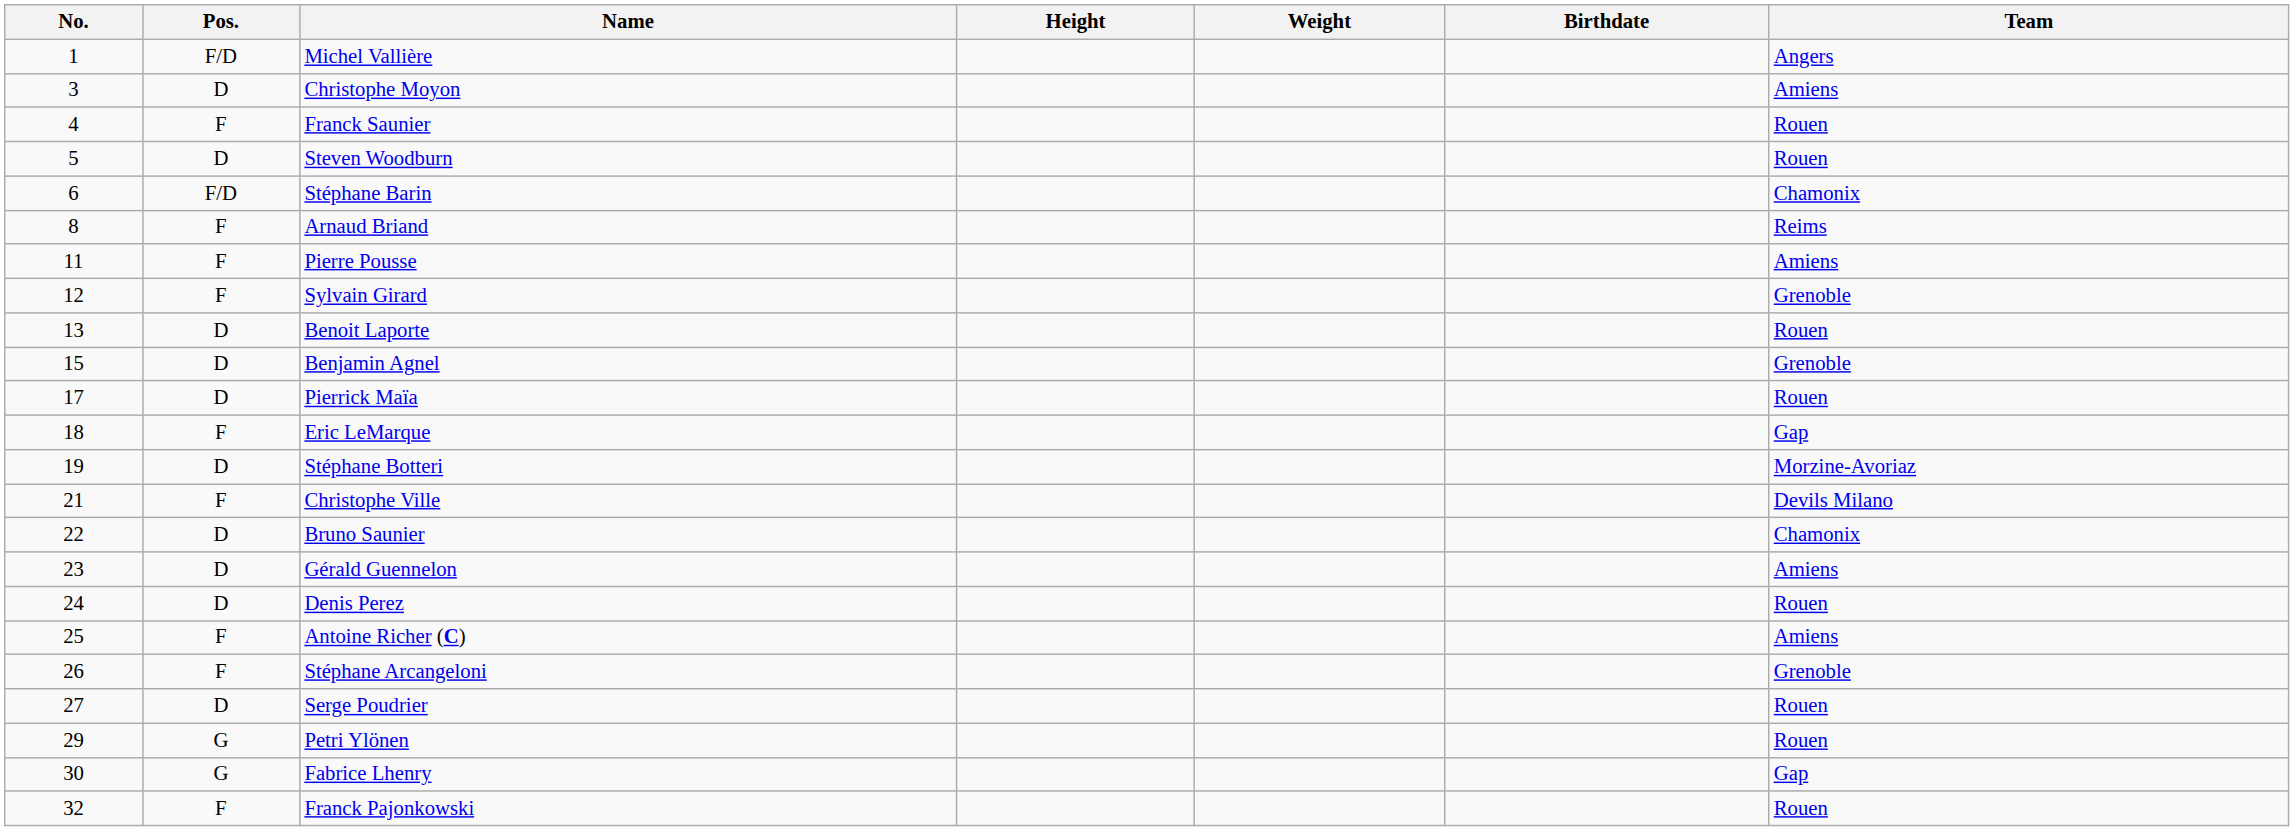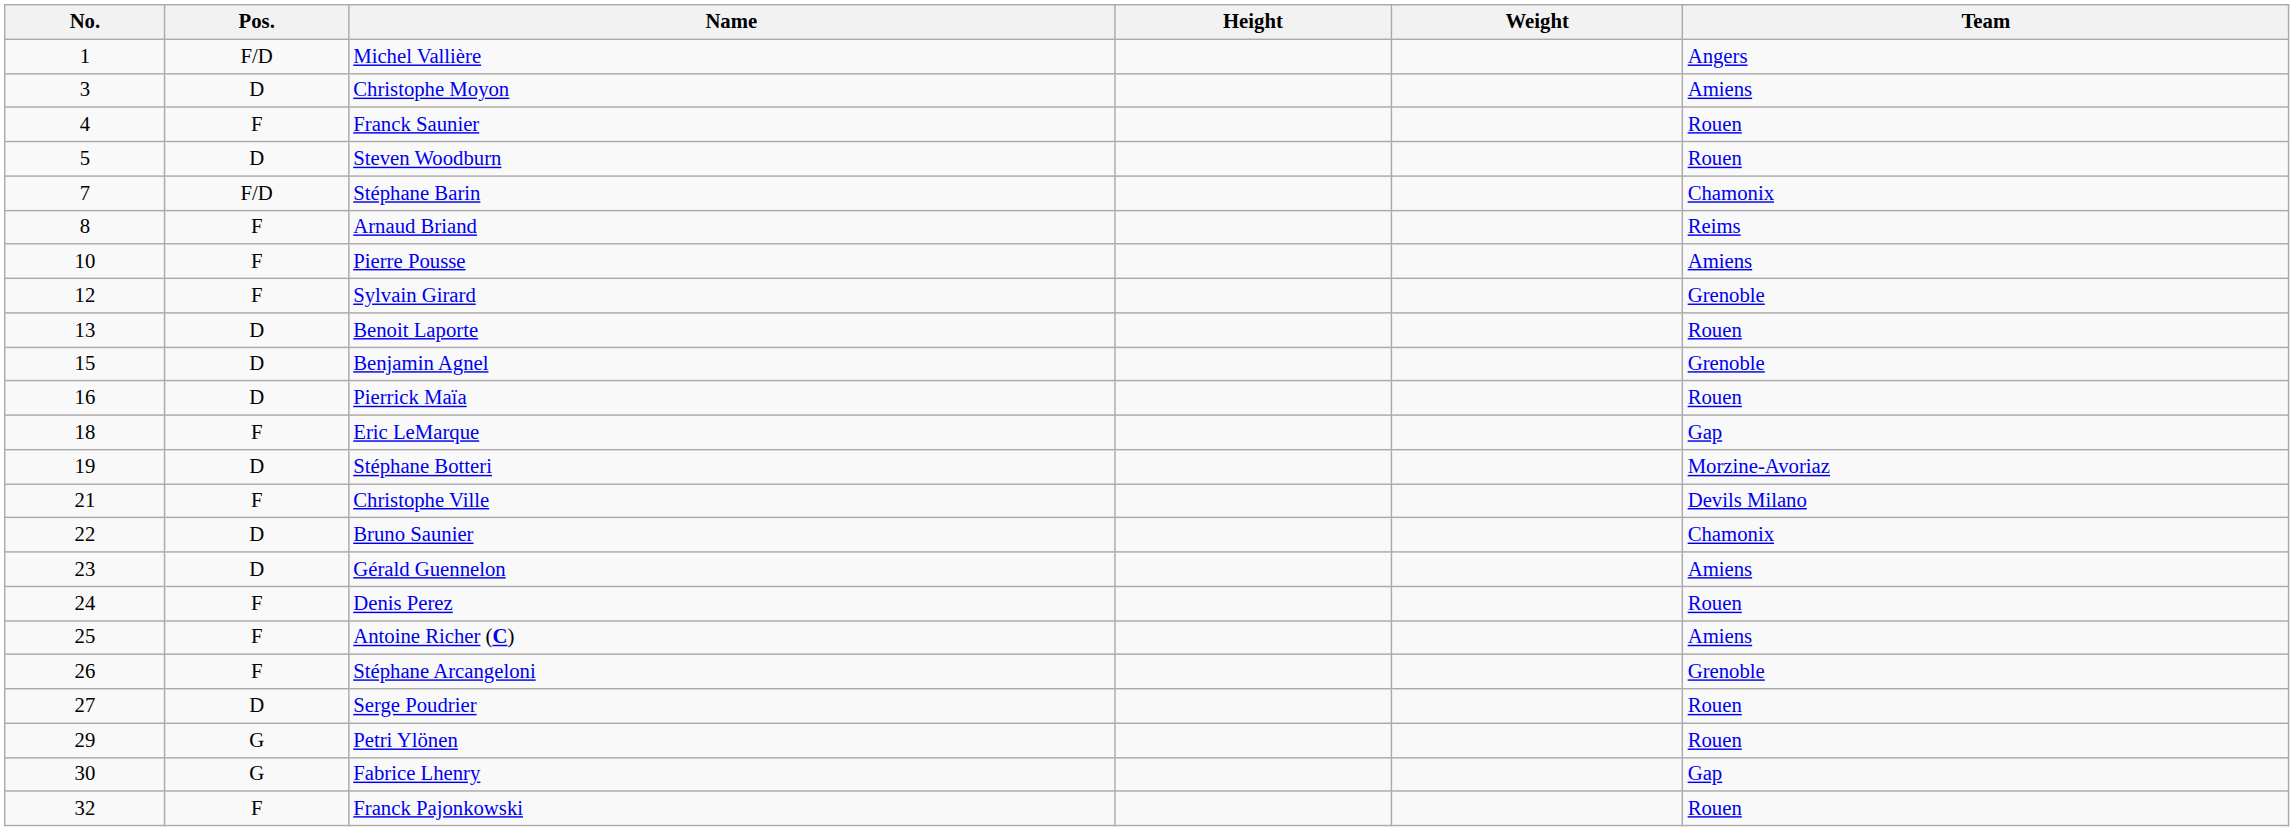- column: (1607, 21)
(73, 192) 6 -> (85, 192) 7
(73, 261) 11 -> (85, 261) 10
(73, 398) 17 -> (85, 398) 16
(221, 603) D -> (257, 603) F
